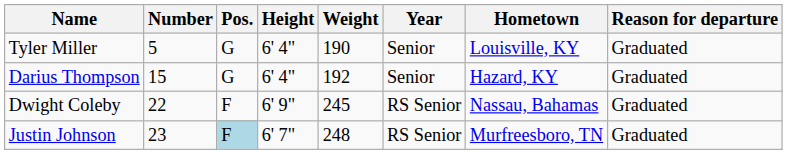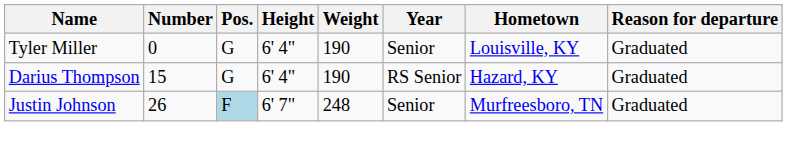(153, 47) 5 -> (153, 47) 0
(336, 76) 192 -> (336, 76) 190
(411, 76) Senior -> (424, 76) RS Senior
- row: (65, 105)
(157, 134) 23 -> (157, 105) 26
(424, 134) RS Senior -> (411, 105) Senior
